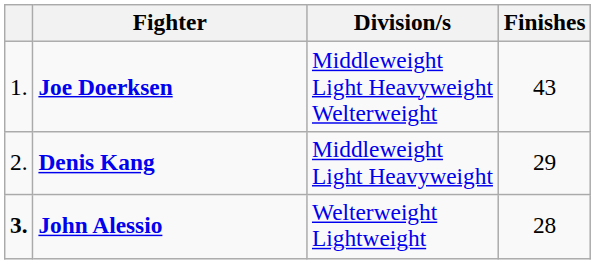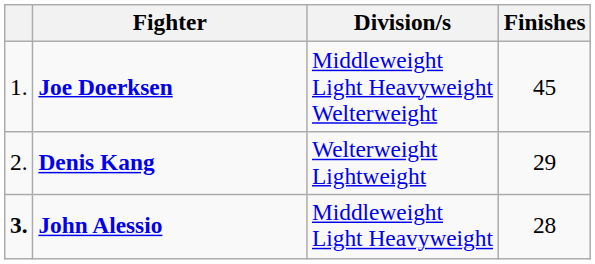(545, 86) 43 -> (545, 86) 45
(402, 162) Middleweight Light Heavyweight -> (375, 162) Welterweight Lightweight
(375, 226) Welterweight Lightweight -> (402, 226) Middleweight Light Heavyweight
